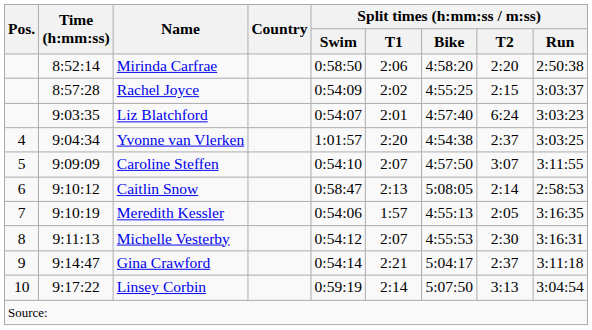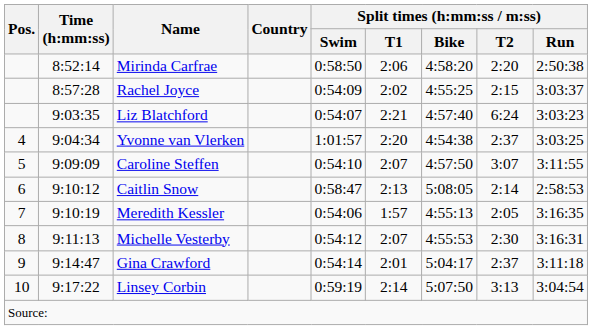(394, 115) 2:01 -> (394, 115) 2:21
(394, 262) 2:21 -> (394, 262) 2:01
